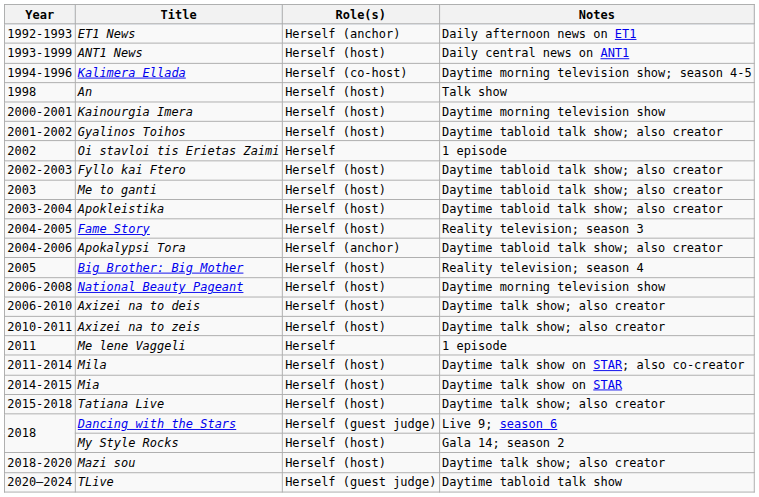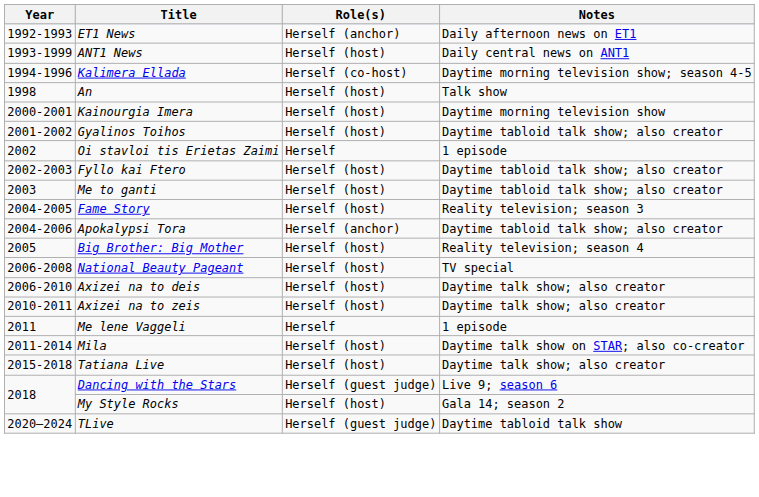- row: (121, 209)
(554, 287) Daytime morning television show -> (478, 268) TV special
- row: (89, 385)
- row: (107, 463)
